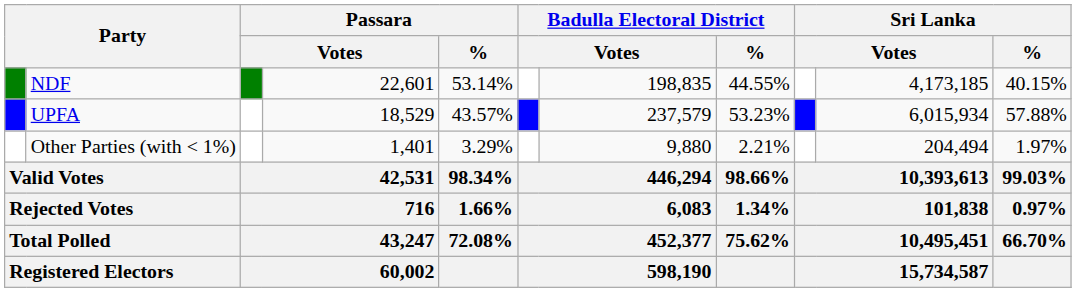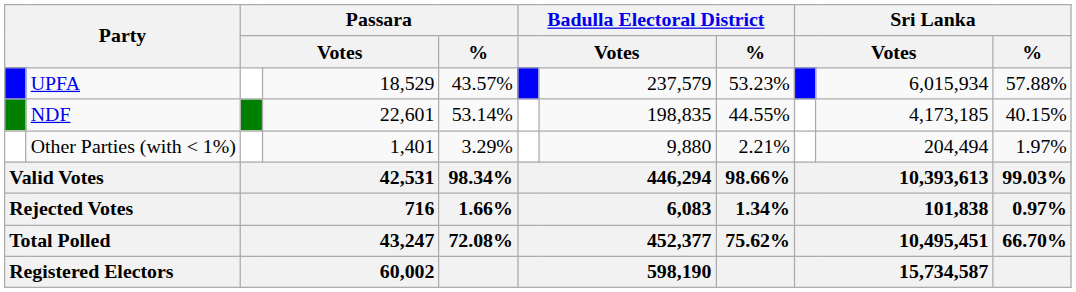rows swapped: (51, 83) <-> (55, 114)
